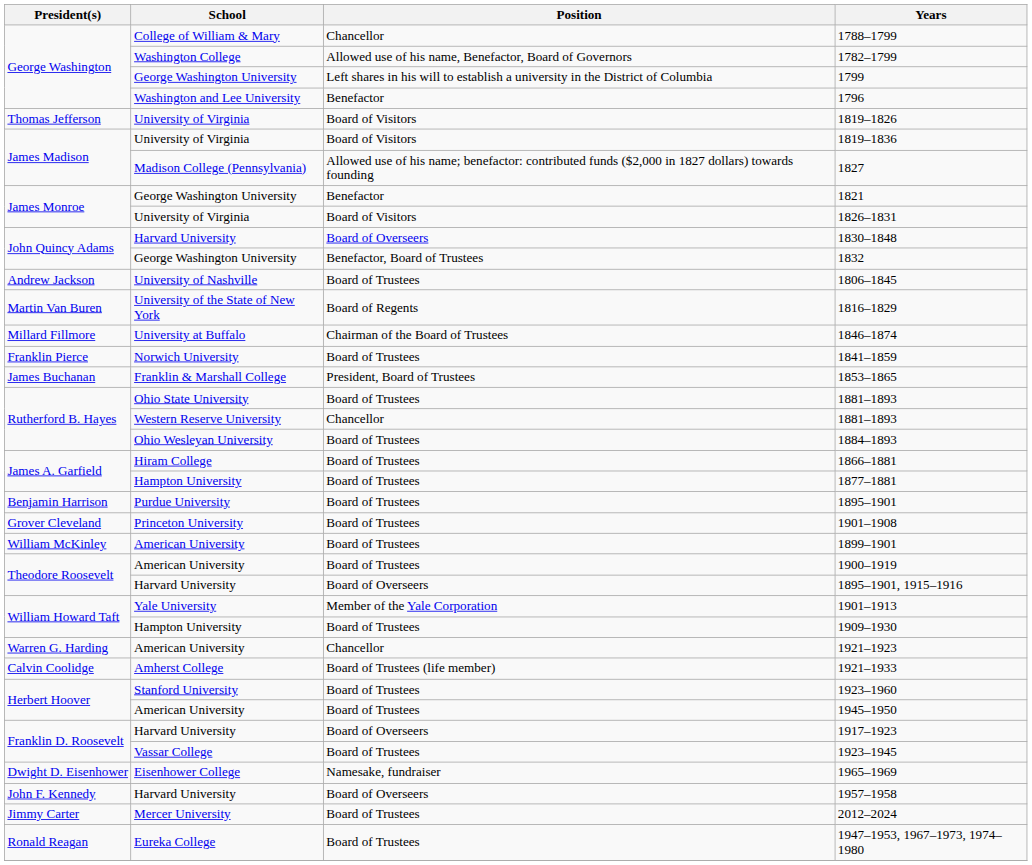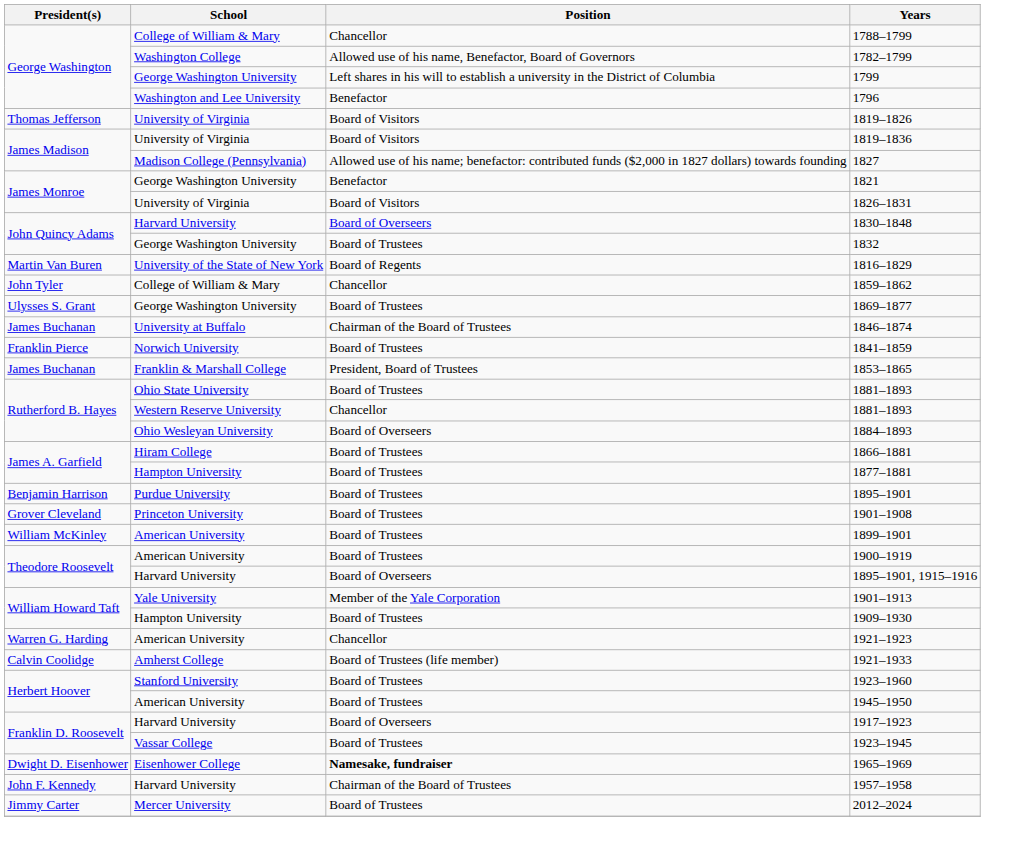(405, 258) Benefactor, Board of Trustees -> (376, 243) Board of Trustees
- row: (196, 279)
+ row: (207, 285)
+ row: (215, 306)
(51, 335) Millard Fillmore -> (51, 327) James Buchanan
(373, 439) Board of Trustees -> (380, 431) Board of Overseers
(384, 772) normal -> (391, 763) bold
(377, 793) Board of Overseers -> (420, 784) Chairman of the Board of Trustees
- row: (175, 842)
